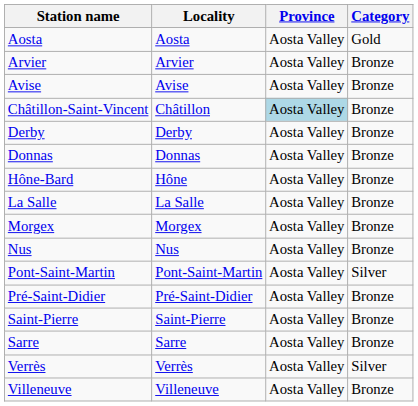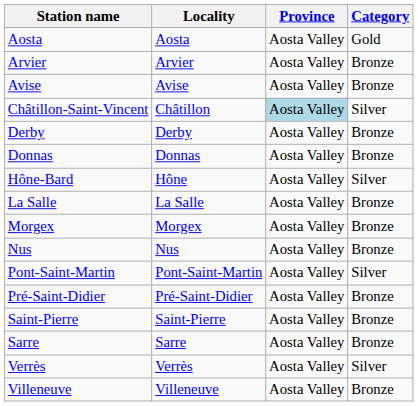(373, 109) Bronze -> (369, 109) Silver
(373, 179) Bronze -> (369, 179) Silver
